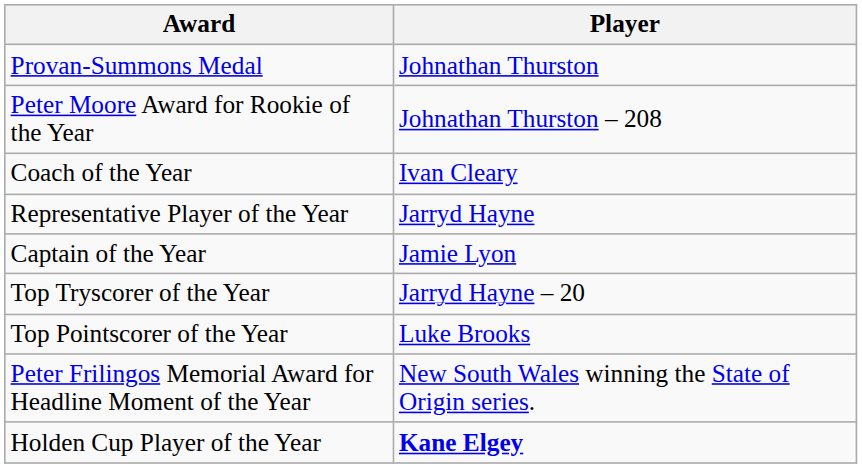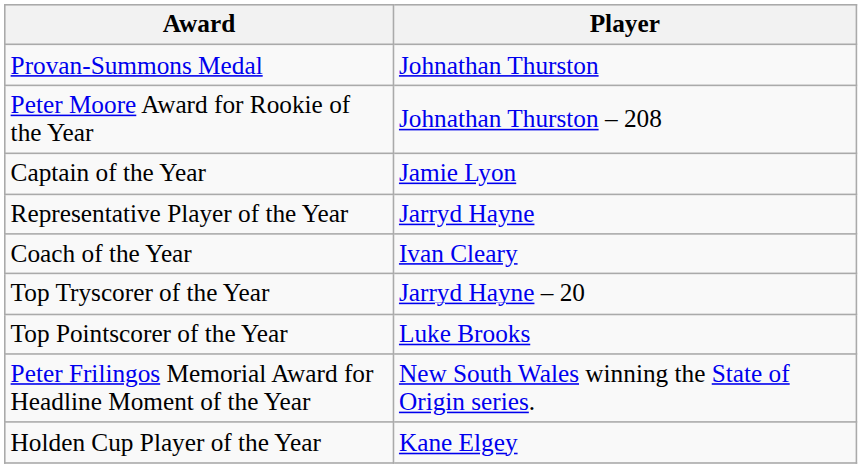rows swapped: (108, 253) <-> (101, 173)
(461, 442) bold -> (458, 442) normal
